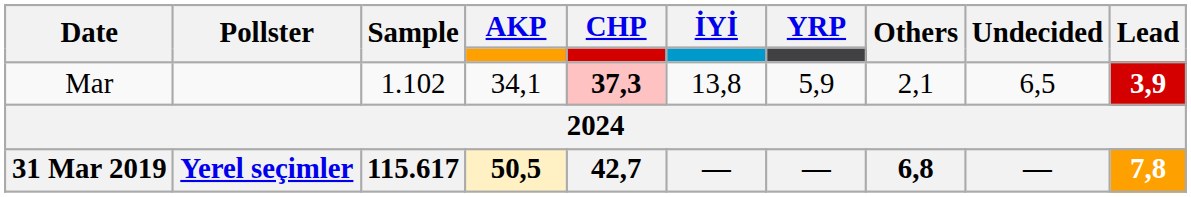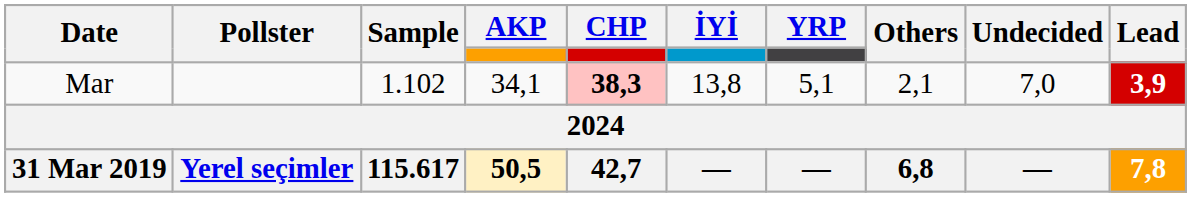(616, 82) 37,3 -> (616, 82) 38,3
(816, 82) 5,9 -> (816, 82) 5,1
(1037, 82) 6,5 -> (1037, 82) 7,0
